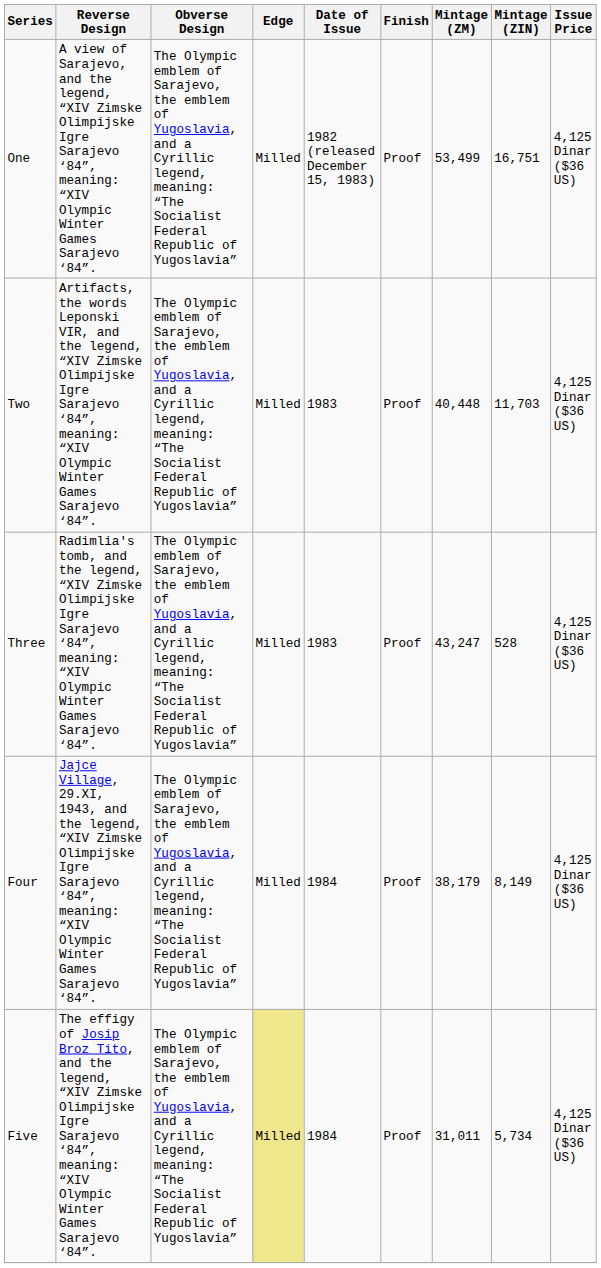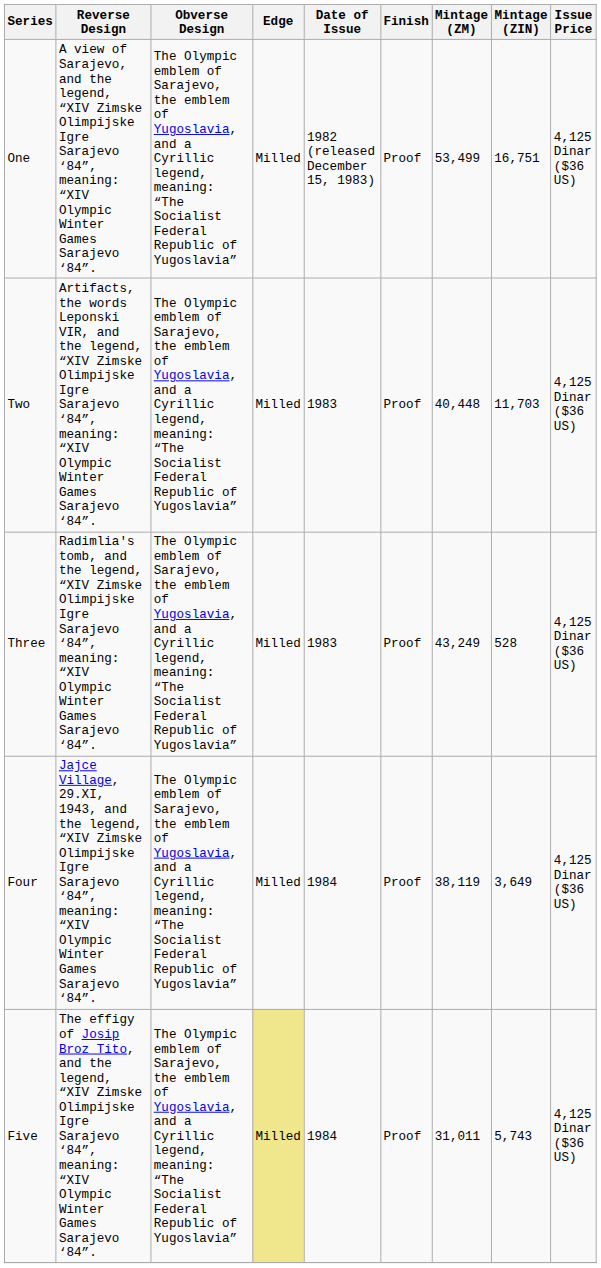(457, 644) 43,247 -> (457, 644) 43,249
(457, 883) 38,179 -> (457, 883) 38,119
(513, 883) 8,149 -> (513, 883) 3,649
(513, 1136) 5,734 -> (513, 1136) 5,743
